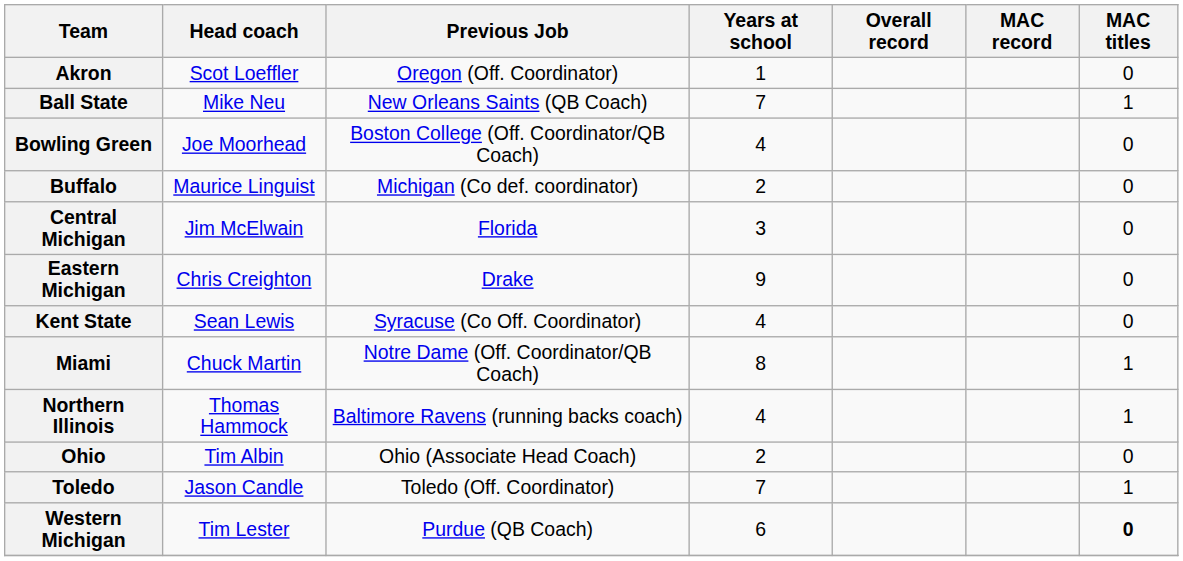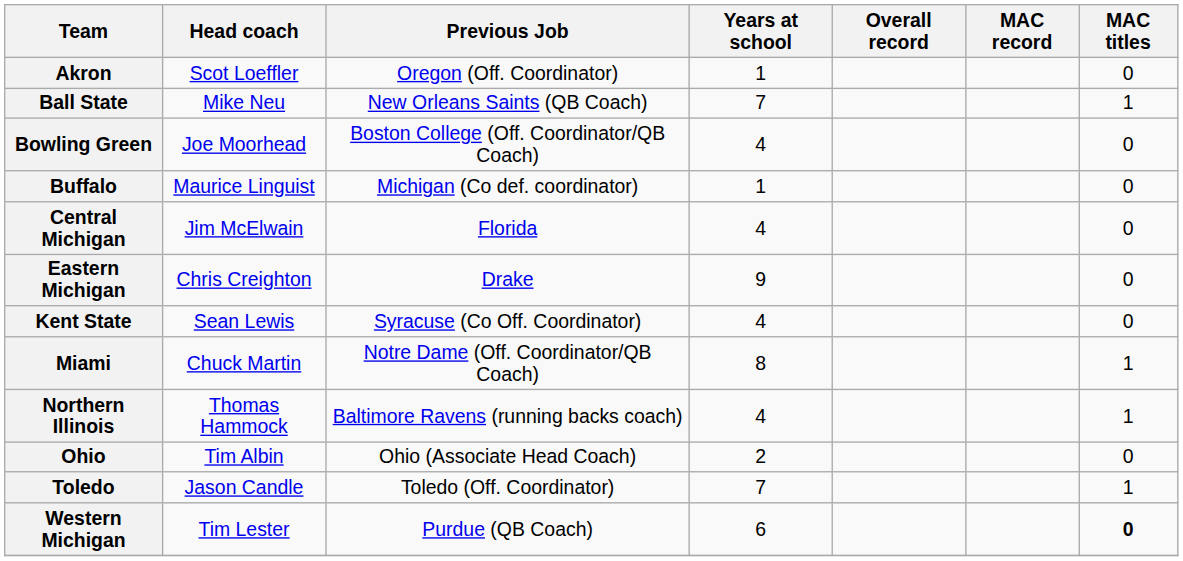(761, 186) 2 -> (761, 186) 1
(761, 228) 3 -> (761, 228) 4
